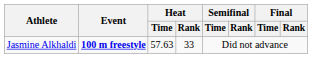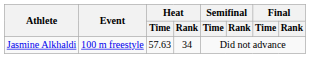(113, 45) bold -> (112, 45) normal
(189, 45) 33 -> (187, 45) 34
